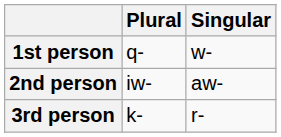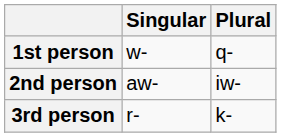columns swapped: (231, 20) <-> (154, 20)
